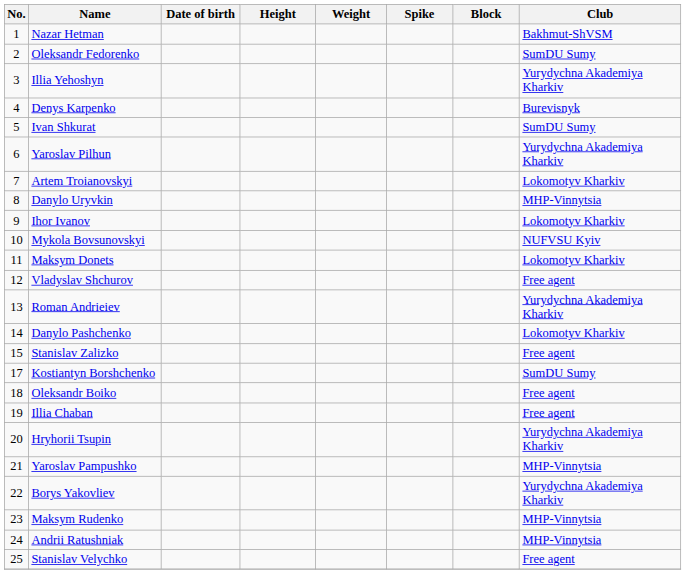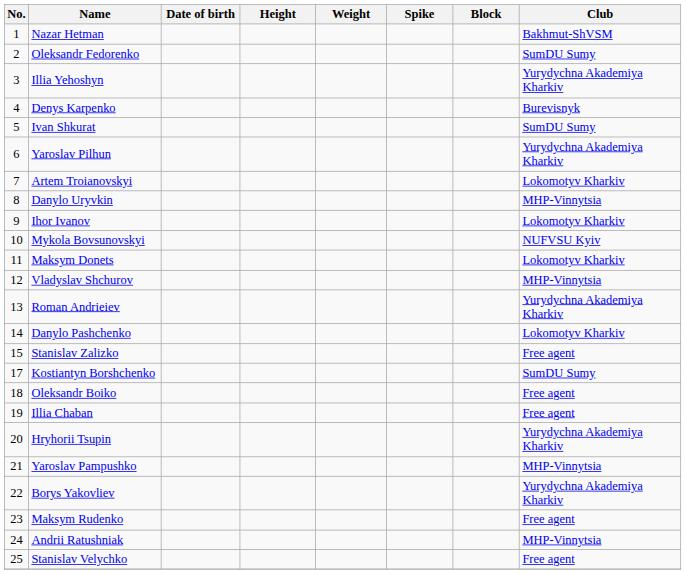(549, 279) Free agent -> (562, 279) MHP-Vinnytsia
(562, 520) MHP-Vinnytsia -> (549, 520) Free agent
